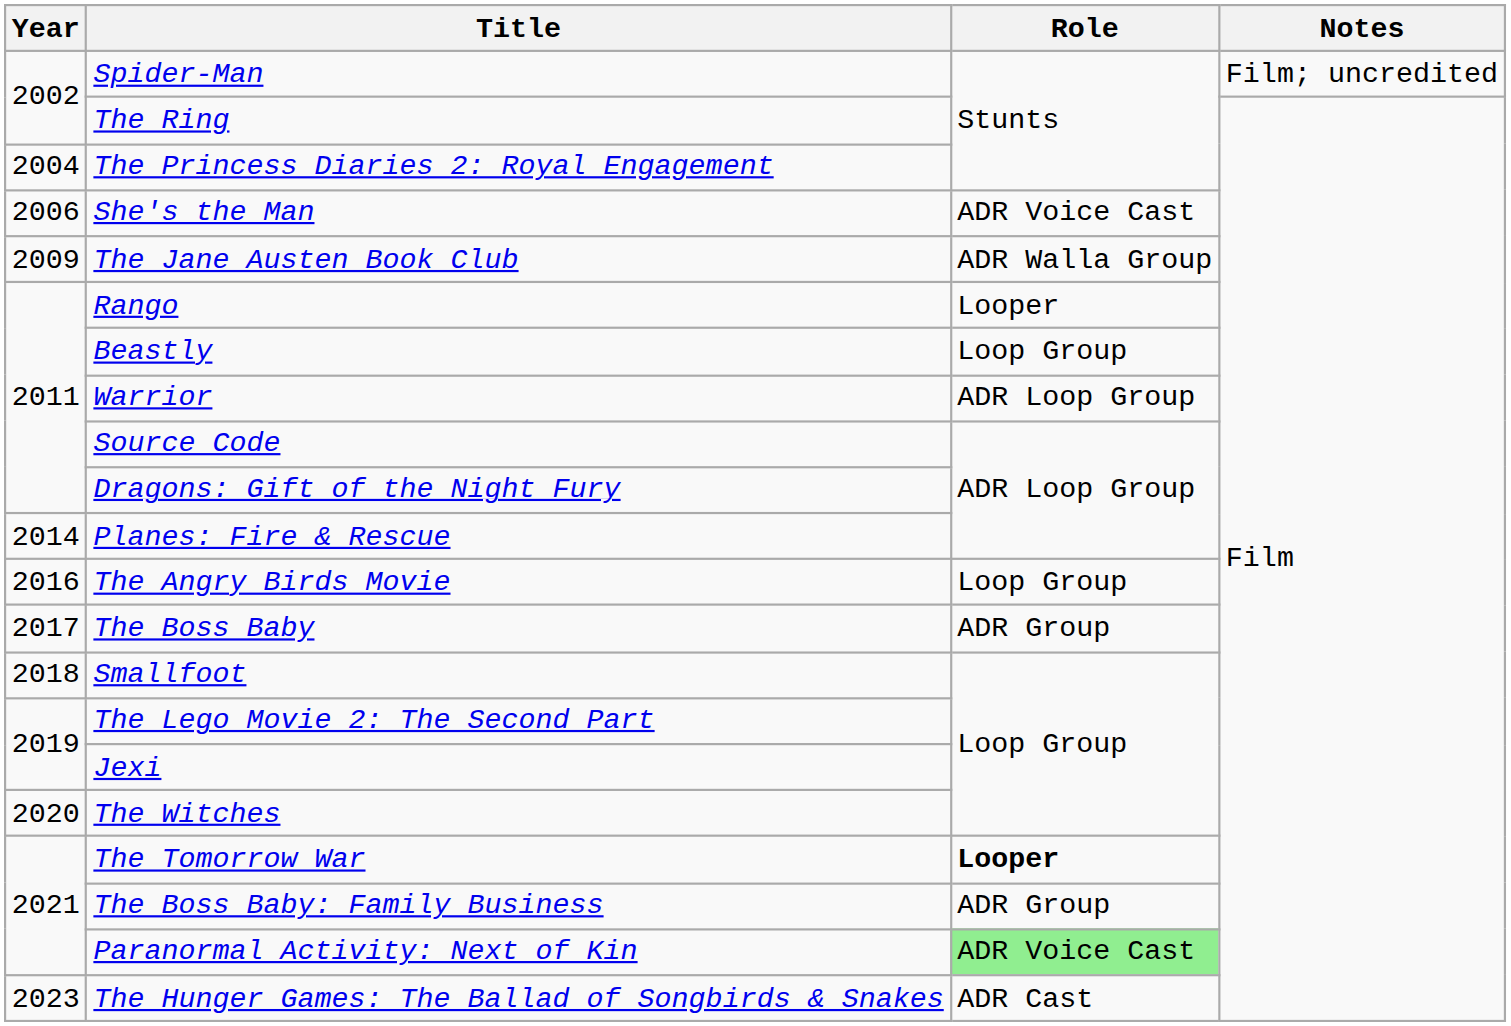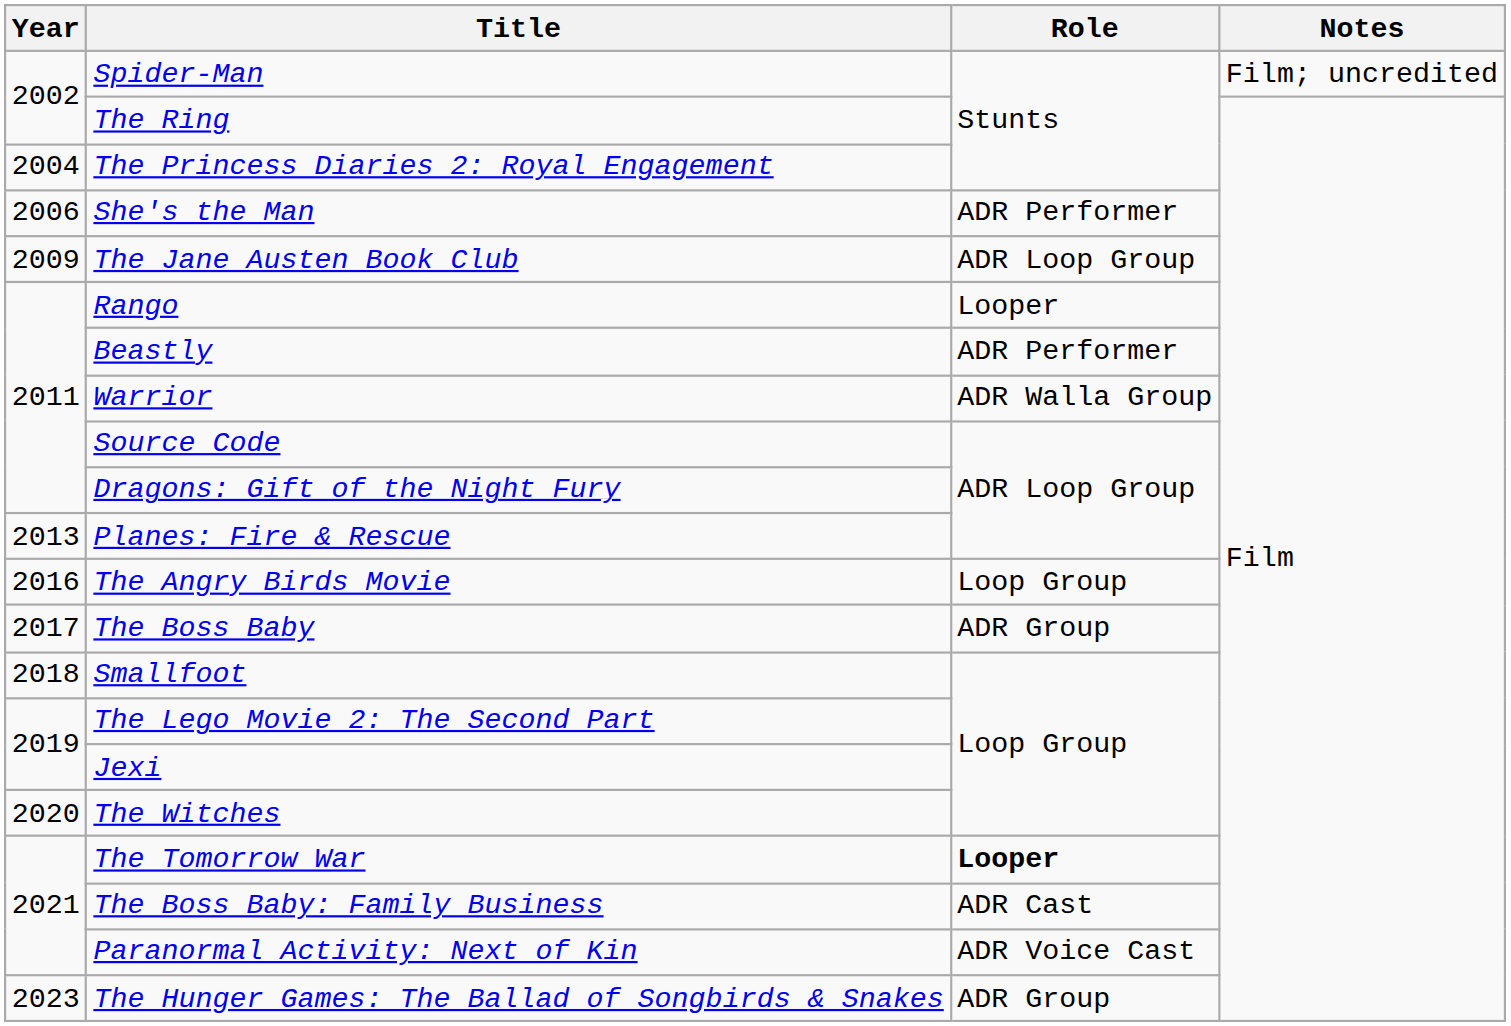(1076, 213) ADR Voice Cast -> (1068, 213) ADR Performer
(1085, 259) ADR Walla Group -> (1076, 259) ADR Loop Group
(1042, 352) Loop Group -> (1068, 352) ADR Performer
(1076, 398) ADR Loop Group -> (1085, 398) ADR Walla Group
(46, 536) 2014 -> (46, 536) 2013
(1034, 906) ADR Group -> (1025, 906) ADR Cast
(1076, 952) lightgreen background -> (1076, 952) no background
(1025, 998) ADR Cast -> (1034, 998) ADR Group
